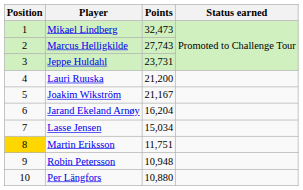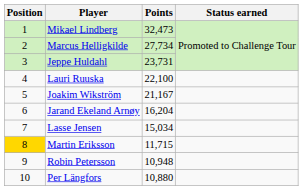(159, 45) 27,743 -> (159, 45) 27,734
(159, 78) 21,200 -> (159, 78) 22,100
(159, 144) 11,751 -> (159, 144) 11,715
